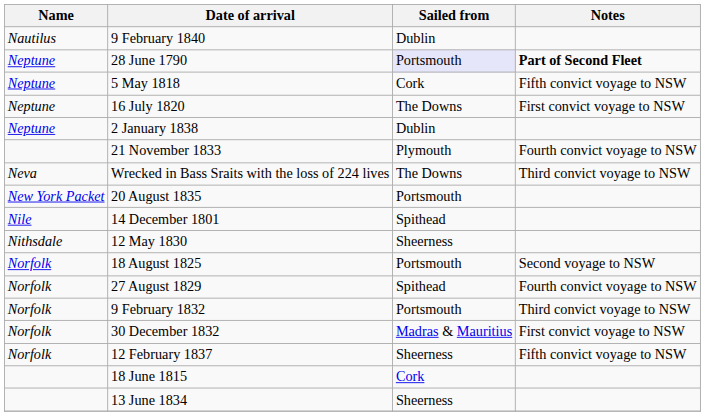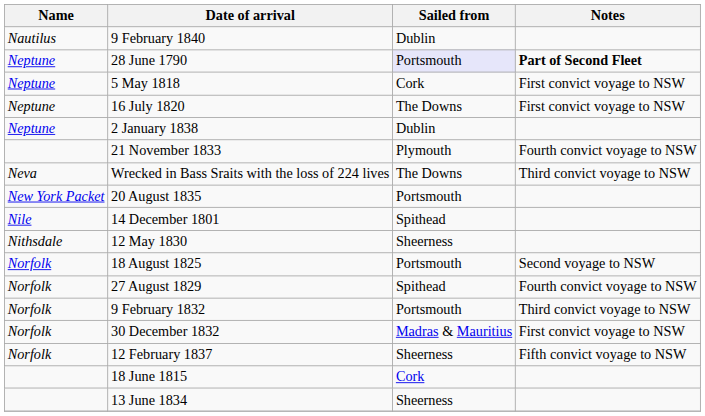(603, 83) Fifth convict voyage to NSW -> (602, 83) First convict voyage to NSW
